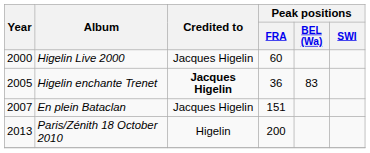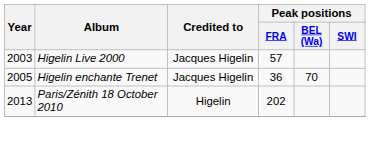(20, 59) 2000 -> (20, 59) 2003
(276, 59) 60 -> (276, 59) 57
(213, 83) bold -> (213, 77) normal
(312, 83) 83 -> (312, 77) 70
- row: (82, 107)
(276, 132) 200 -> (276, 101) 202
